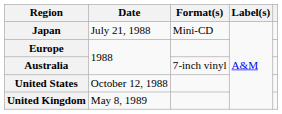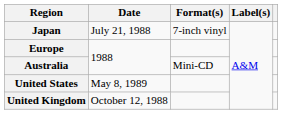(193, 30) Mini-CD -> (200, 30) 7-inch vinyl
(200, 65) 7-inch vinyl -> (193, 65) Mini-CD
(129, 83) October 12, 1988 -> (119, 83) May 8, 1989
(119, 100) May 8, 1989 -> (129, 100) October 12, 1988
